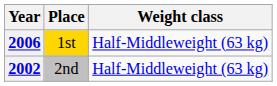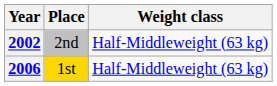rows swapped: (24, 68) <-> (24, 42)
